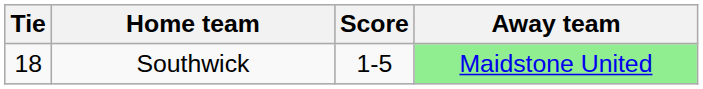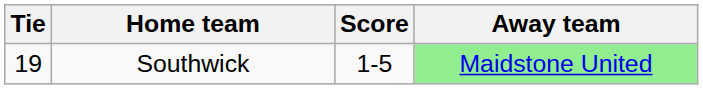(28, 63) 18 -> (28, 63) 19
